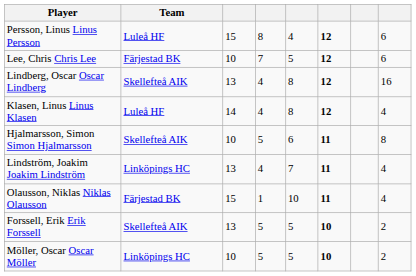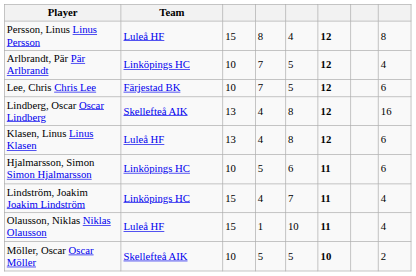(383, 36) 6 -> (383, 36) 8
+ row: (46, 65)
(231, 111) 14 -> (231, 140) 13
(383, 111) 4 -> (383, 140) 6
(156, 140) Skellefteå AIK -> (157, 169) Linköpings HC
(383, 140) 8 -> (383, 169) 6
(231, 169) 13 -> (231, 198) 15
(152, 198) Färjestad BK -> (144, 227) Luleå HF
- row: (46, 227)
(157, 256) Linköpings HC -> (156, 256) Skellefteå AIK
